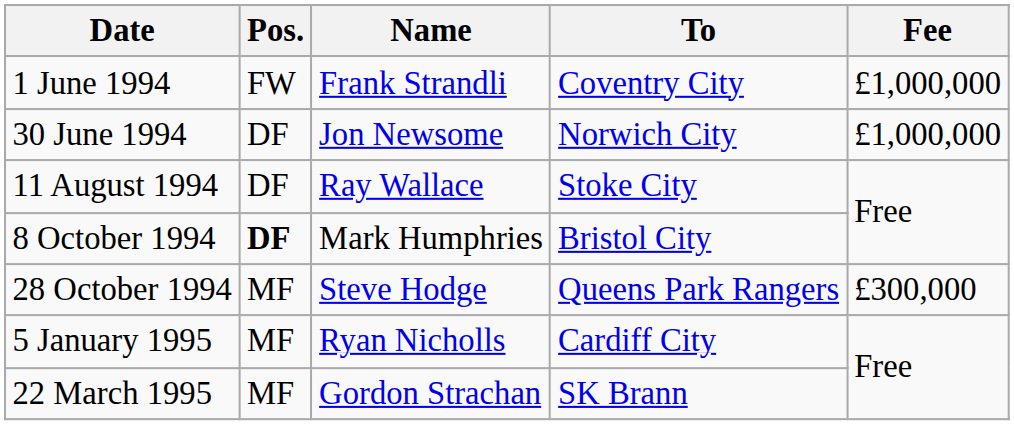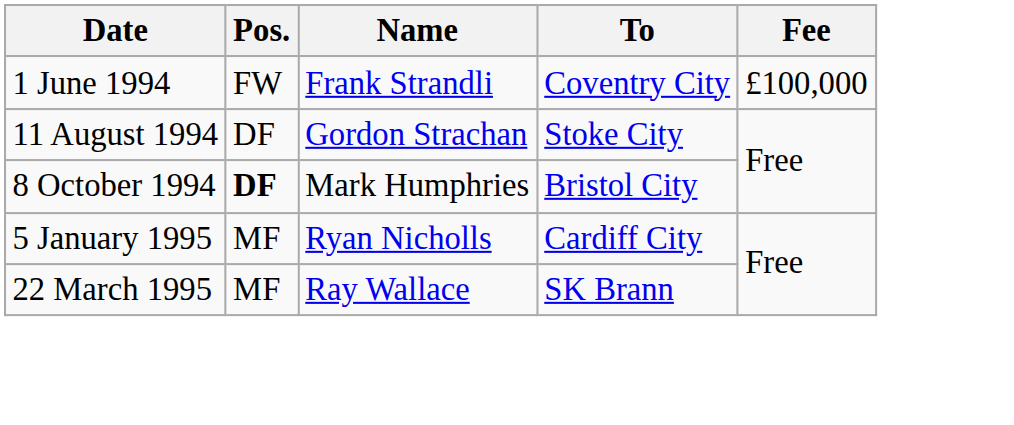(928, 82) £1,000,000 -> (806, 82) £100,000
- row: (100, 133)
(401, 185) Ray Wallace -> (416, 133) Gordon Strachan
- row: (122, 289)
(430, 392) Gordon Strachan -> (388, 289) Ray Wallace
